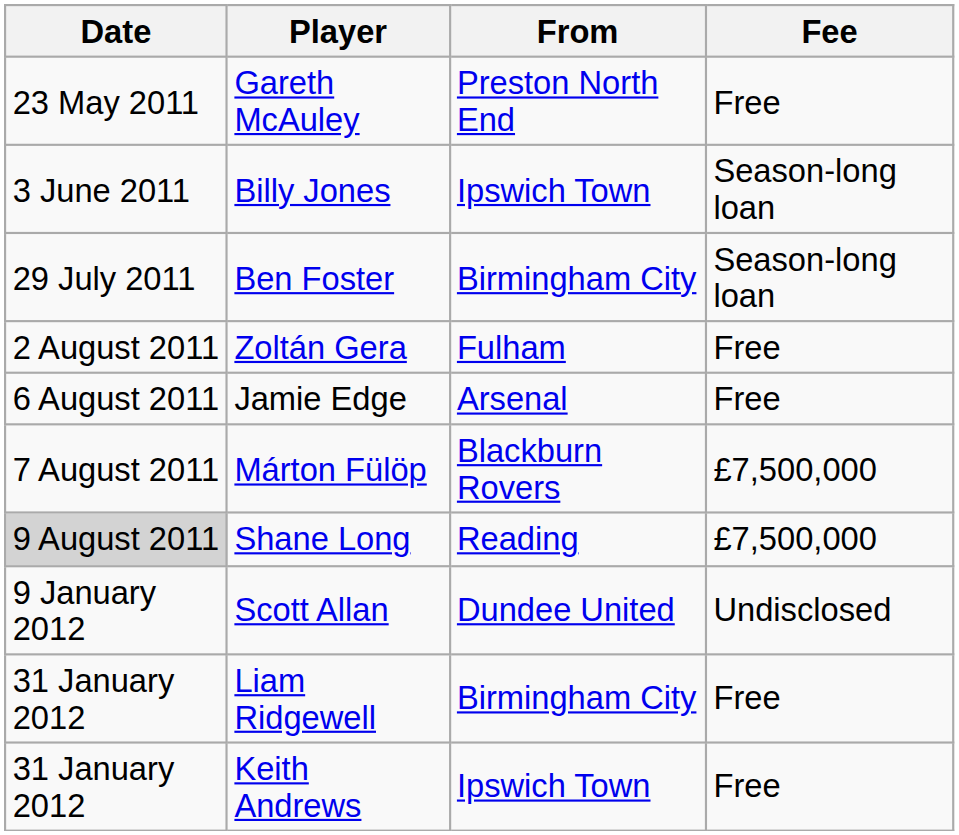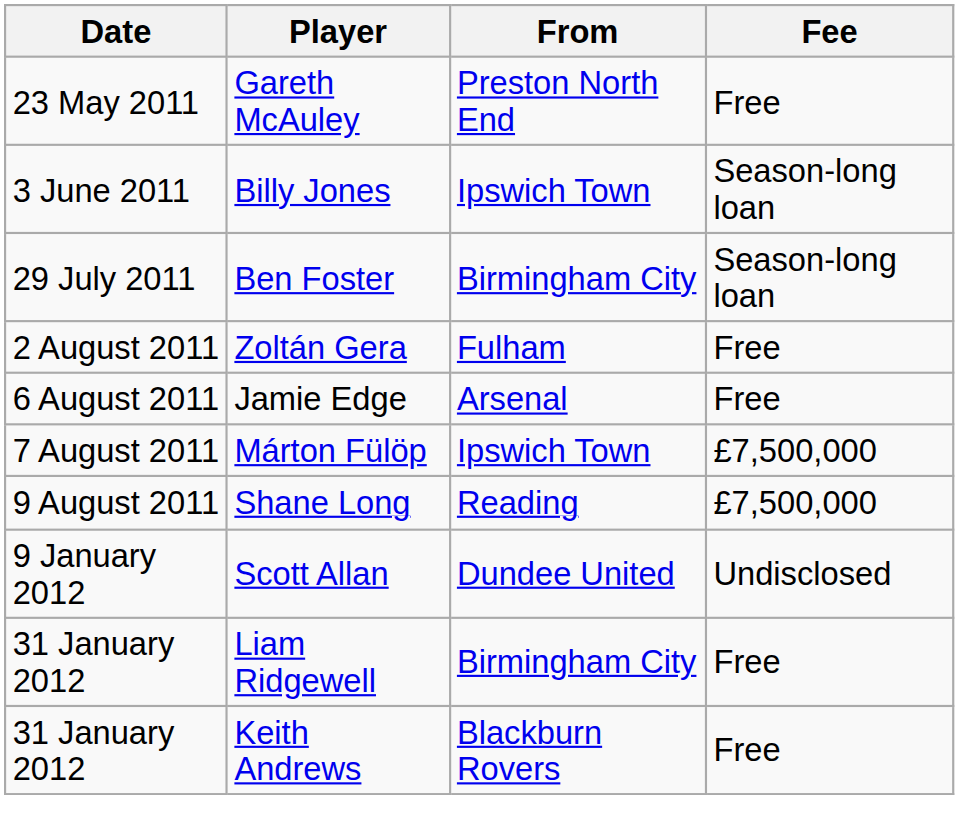(530, 469) Blackburn Rovers -> (554, 451) Ipswich Town
(116, 539) lightgrey background -> (116, 503) no background
(554, 786) Ipswich Town -> (530, 749) Blackburn Rovers
